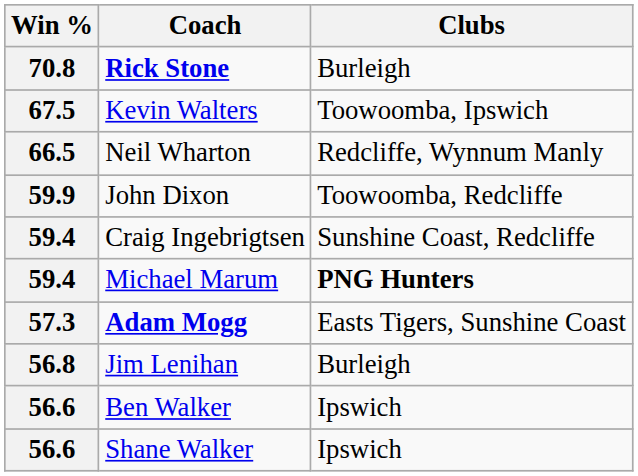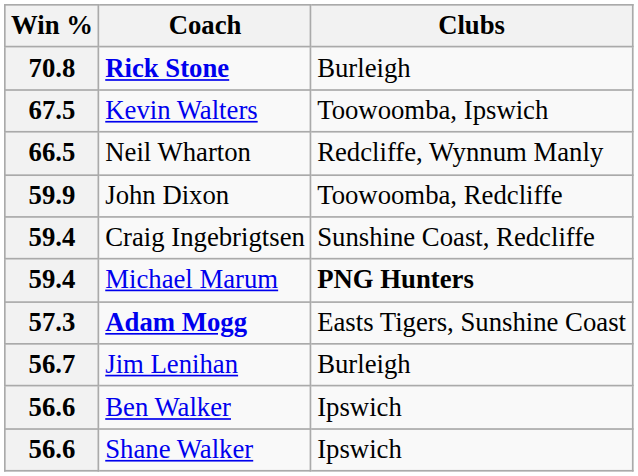(52, 364) 56.8 -> (52, 364) 56.7
